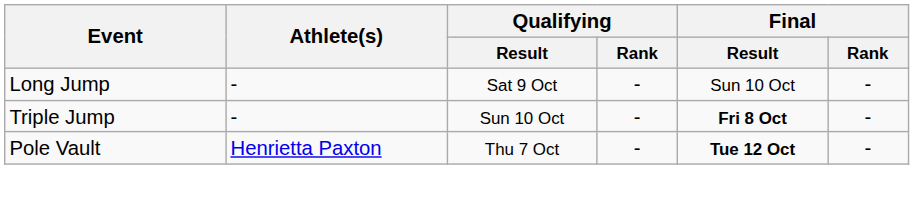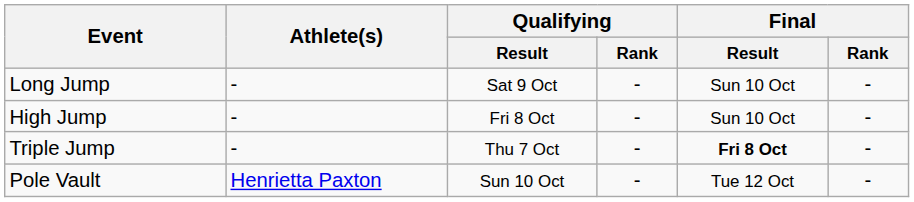+ row: (58, 117)
(522, 118) Sun 10 Oct -> (522, 150) Thu 7 Oct
(522, 150) Thu 7 Oct -> (522, 182) Sun 10 Oct
(753, 149) bold -> (753, 182) normal
